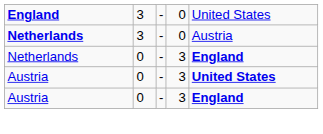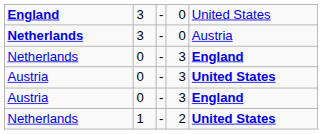+ row: (43, 118)
